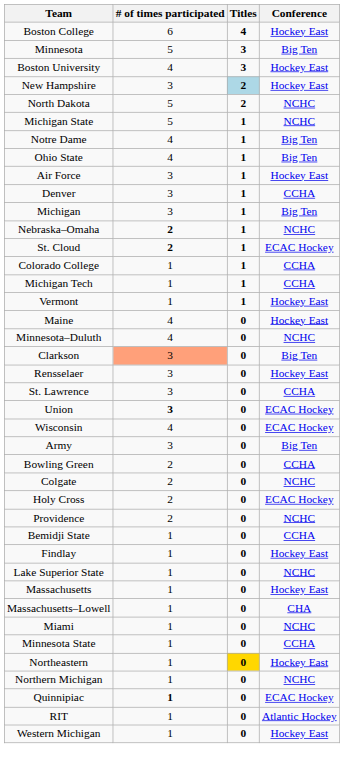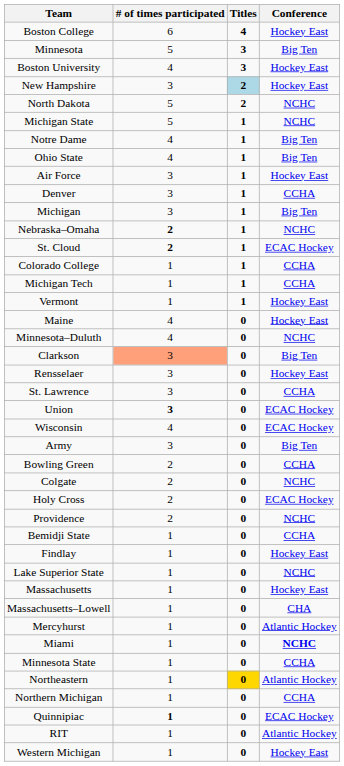+ row: (59, 626)
(299, 626) normal -> (299, 644) bold
(299, 662) Hockey East -> (299, 680) Atlantic Hockey
(299, 680) NCHC -> (299, 698) CCHA
